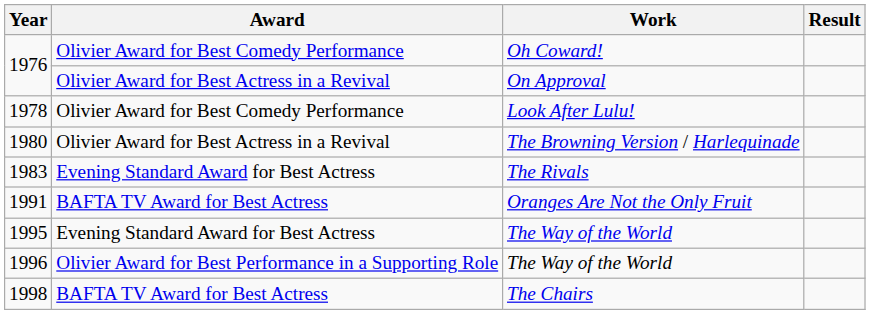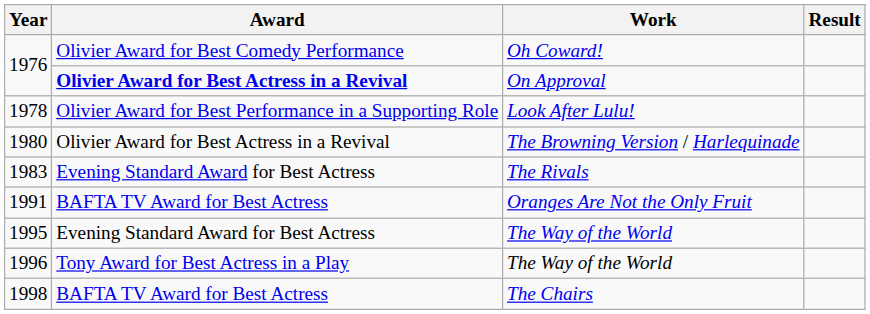(223, 80) normal -> (232, 80) bold
(230, 111) Olivier Award for Best Comedy Performance -> (277, 111) Olivier Award for Best Performance in a Supporting Role
(277, 263) Olivier Award for Best Performance in a Supporting Role -> (203, 263) Tony Award for Best Actress in a Play
